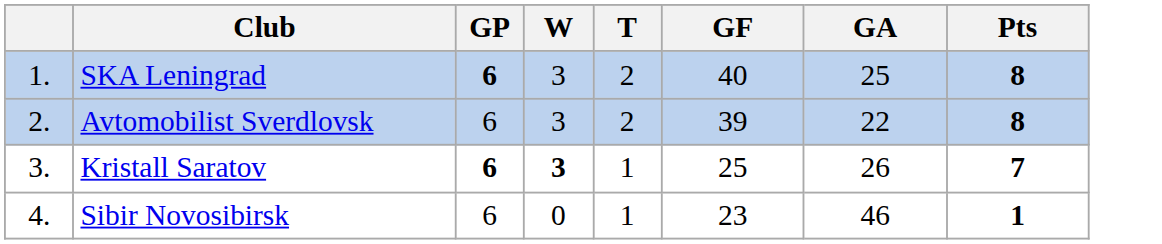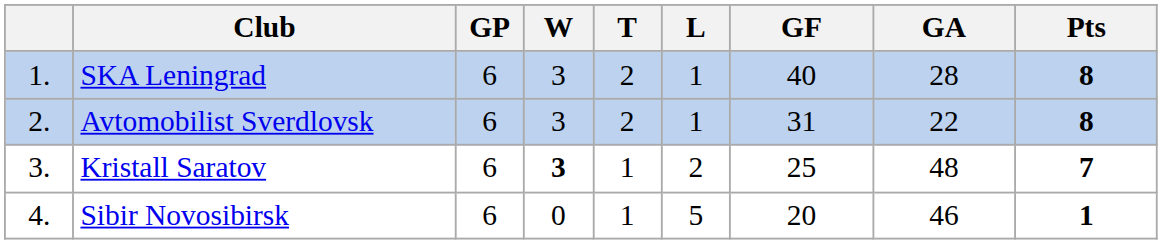+ column: (696, 27)
(490, 74) bold -> (490, 74) normal
(875, 74) 25 -> (944, 74) 28
(733, 121) 39 -> (802, 121) 31
(490, 167) bold -> (490, 167) normal
(875, 167) 26 -> (944, 167) 48
(733, 214) 23 -> (802, 214) 20
